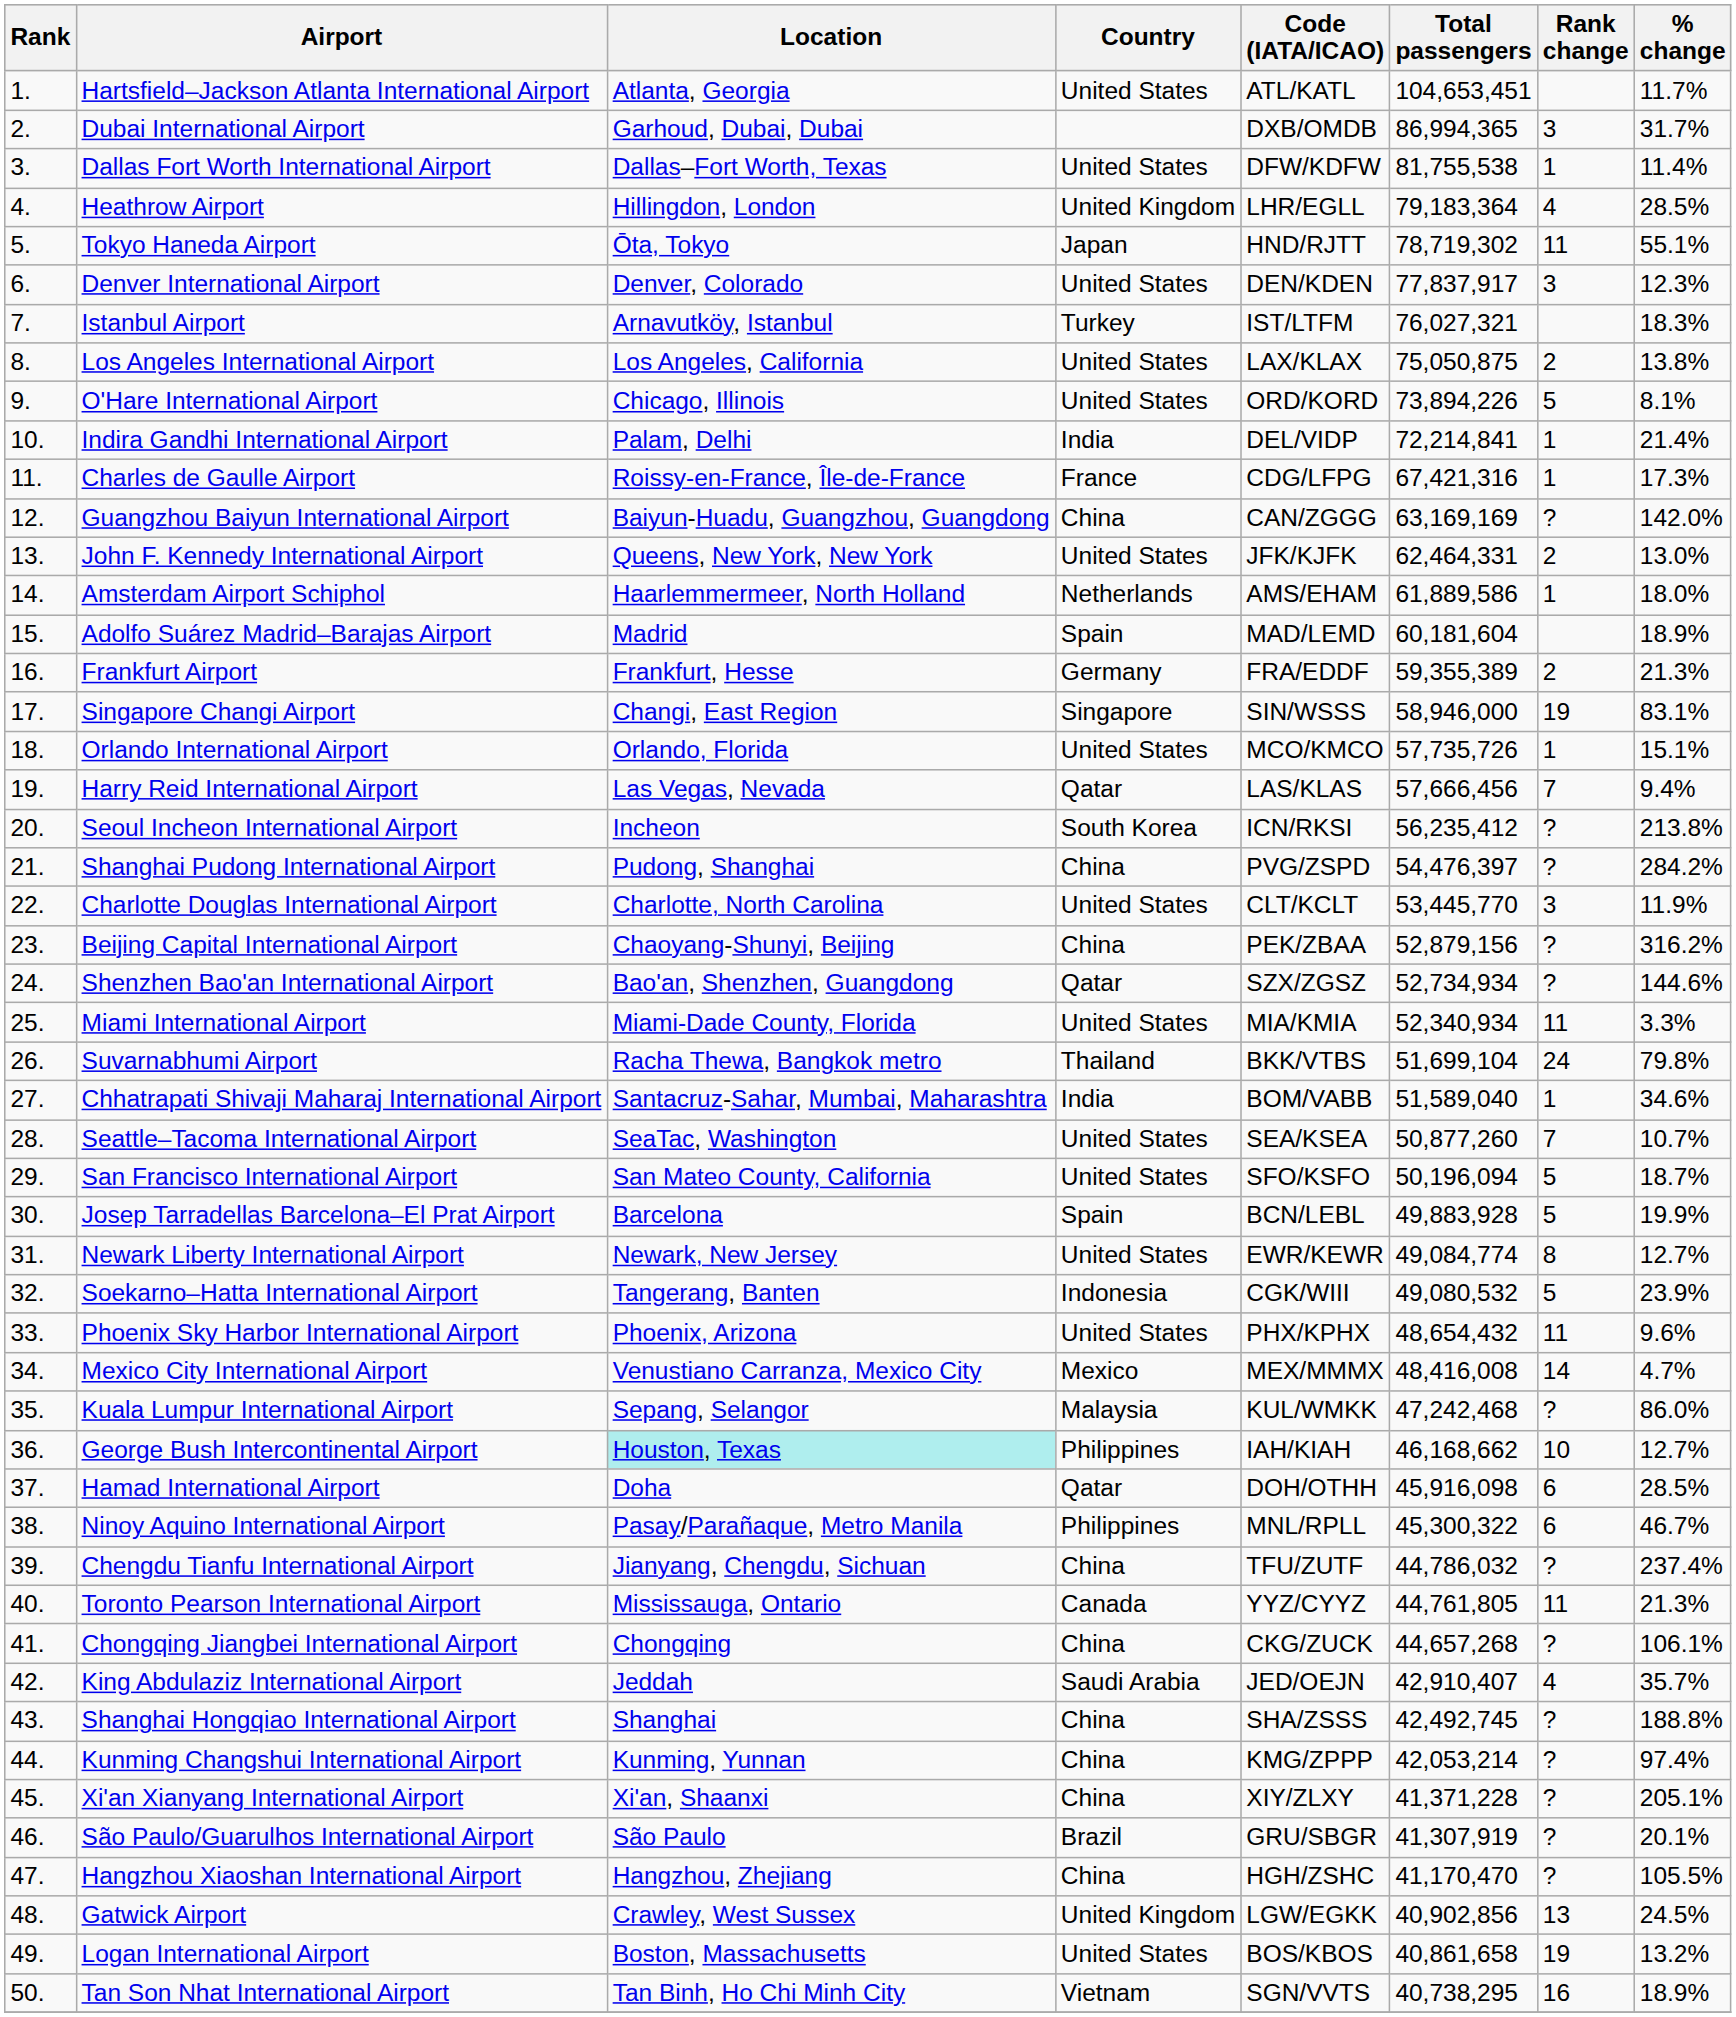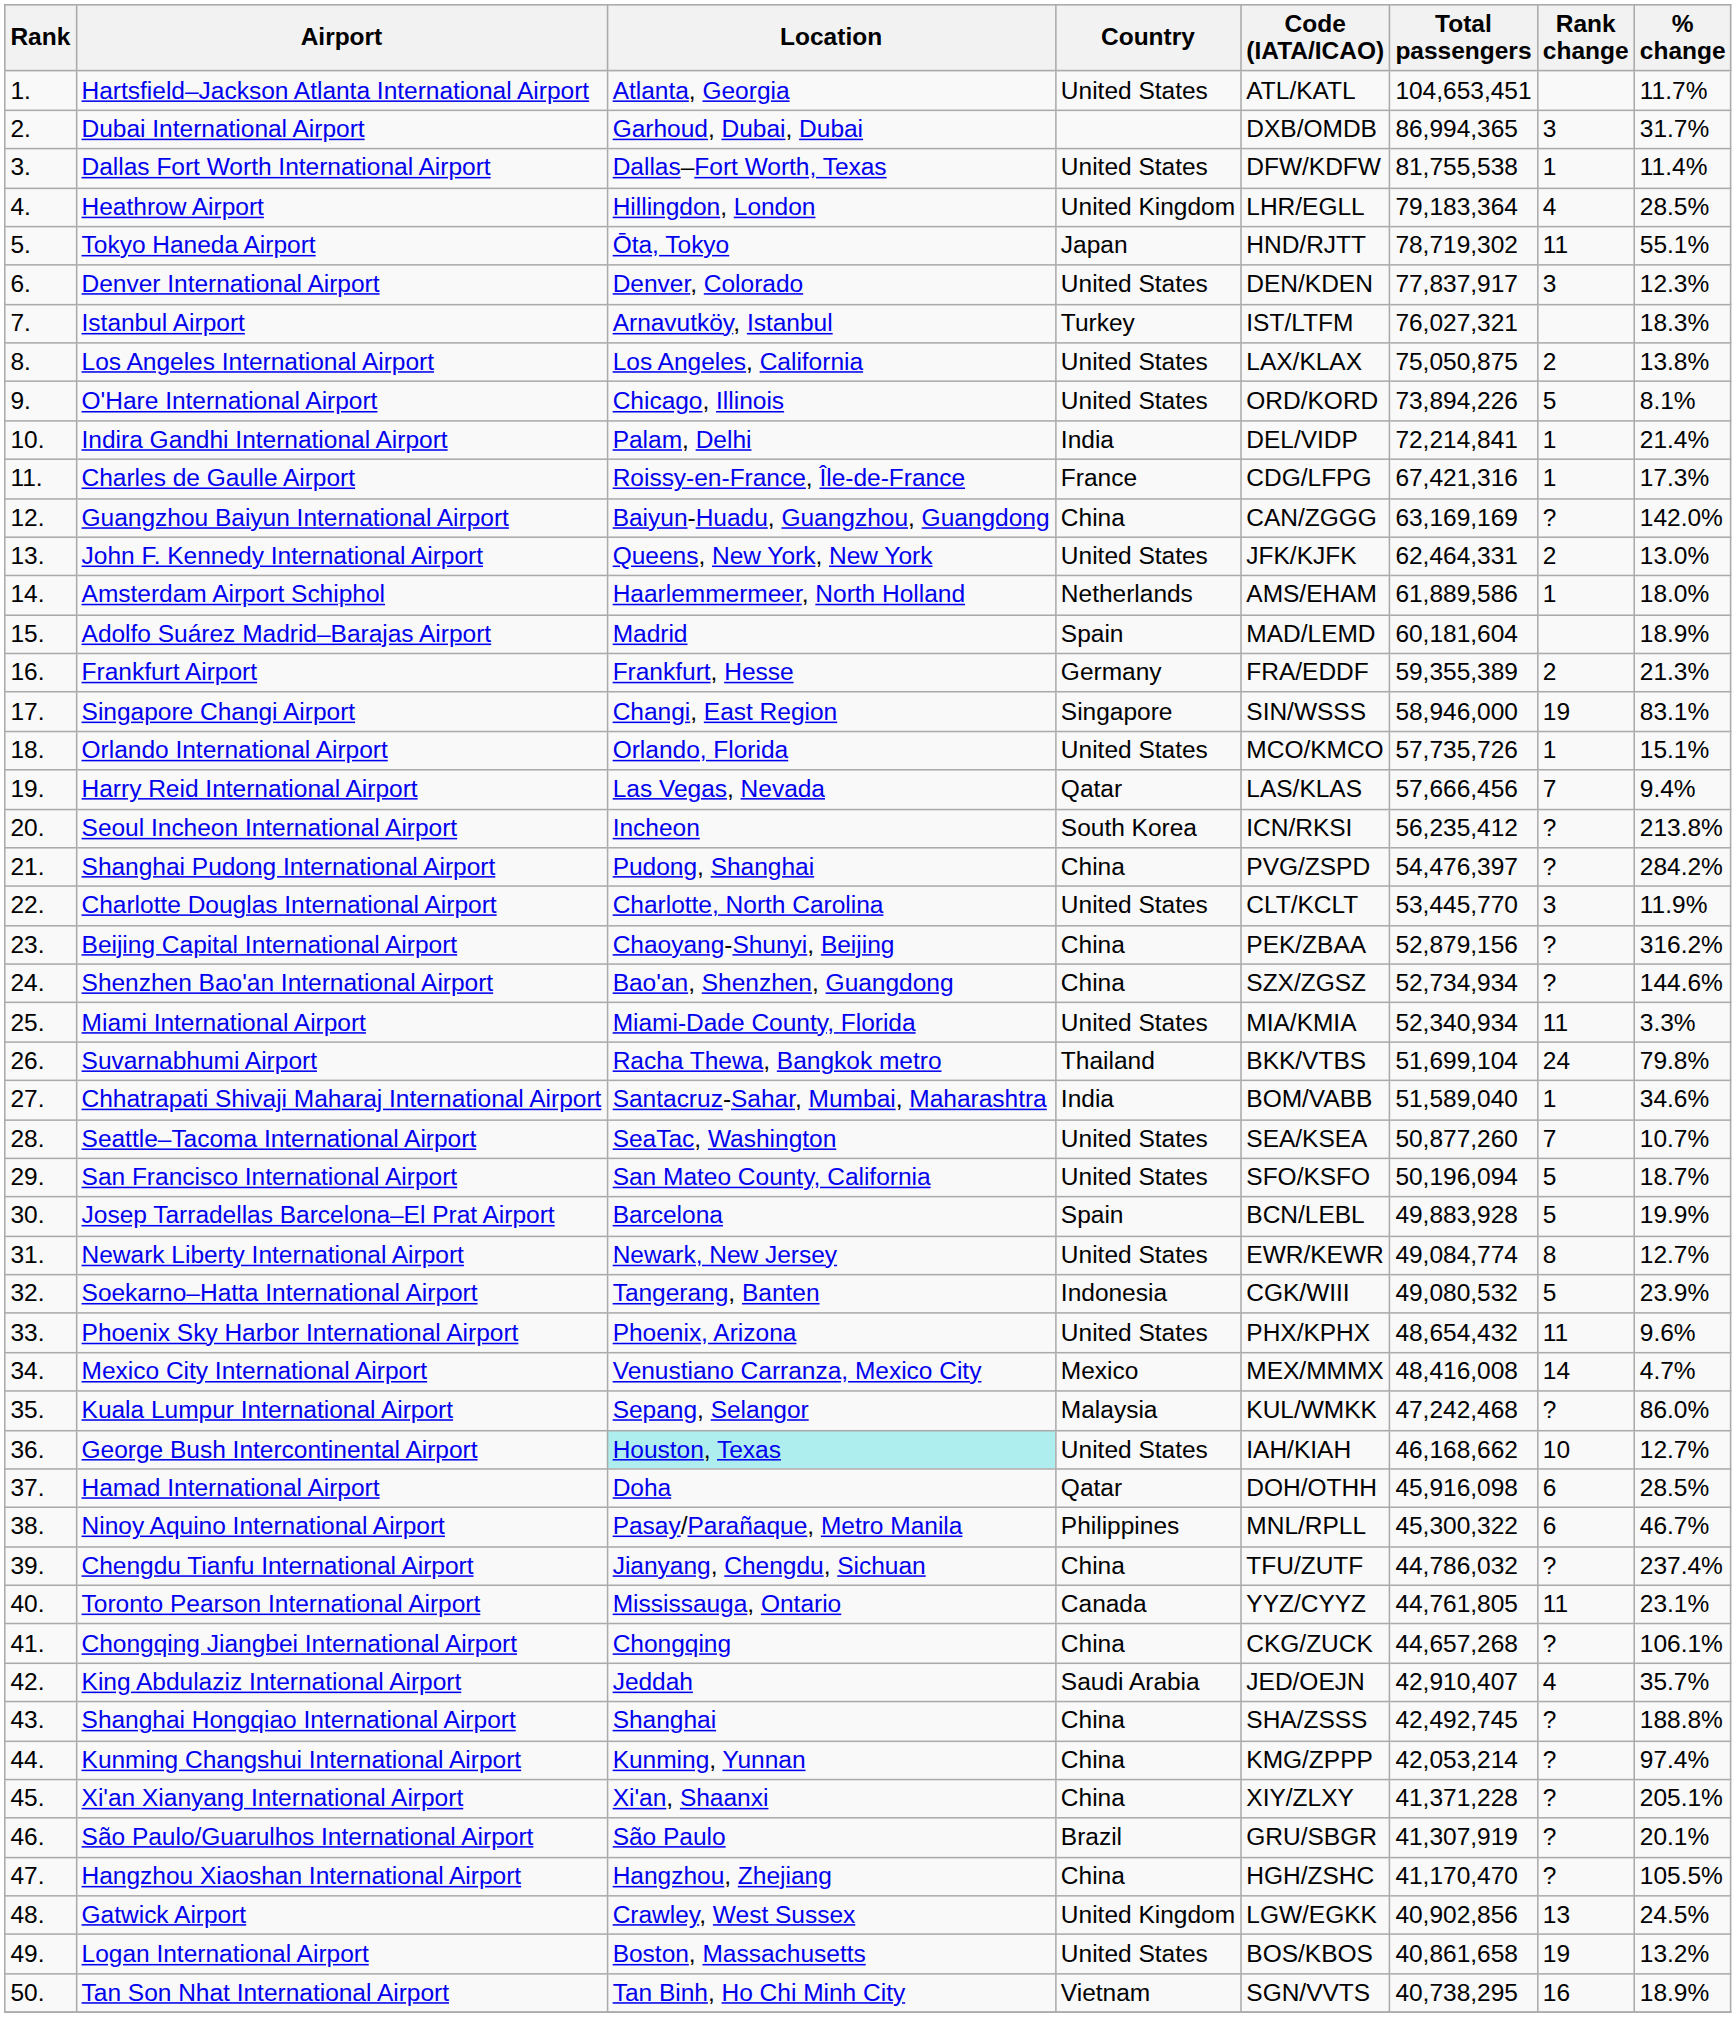(1091, 983) Qatar -> (1093, 983) China
(1120, 1449) Philippines -> (1134, 1449) United States
(1675, 1604) 21.3% -> (1675, 1604) 23.1%
